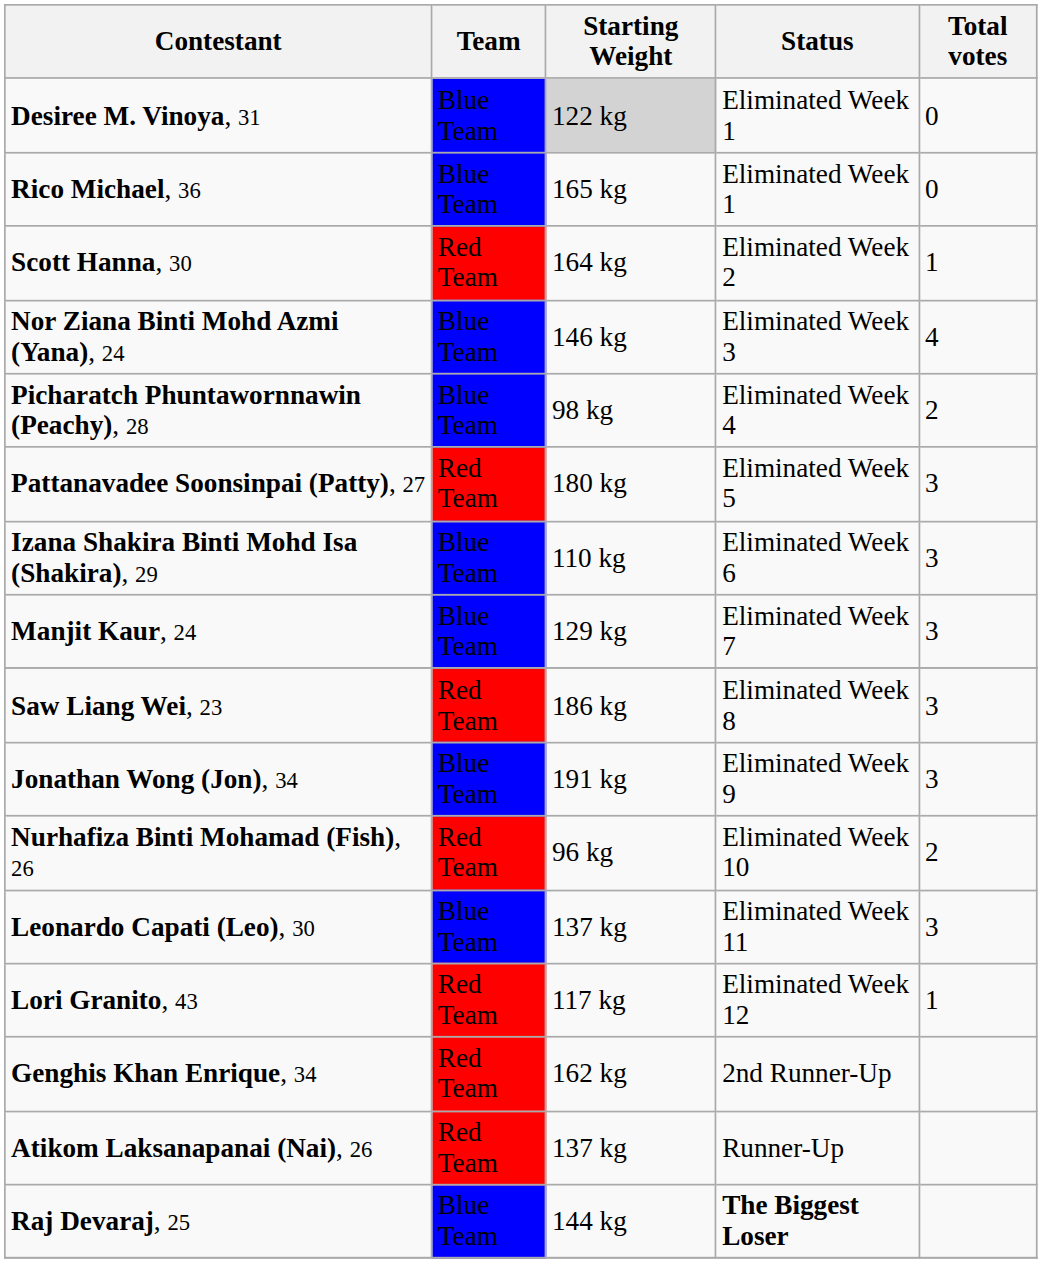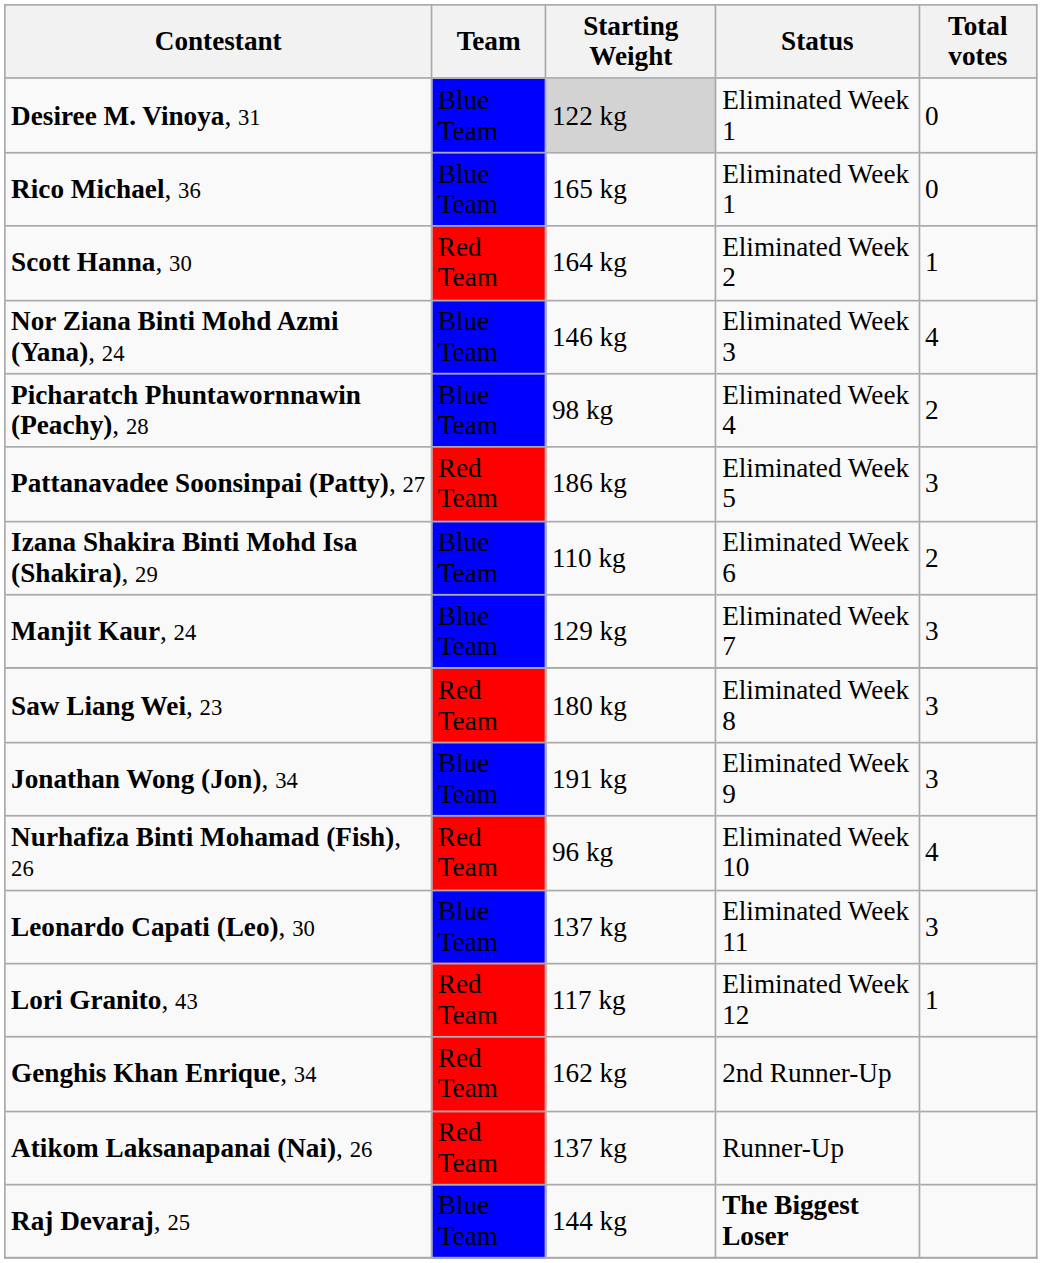(589, 483) 180 kg -> (589, 483) 186 kg
(932, 557) 3 -> (932, 557) 2
(589, 705) 186 kg -> (589, 705) 180 kg
(932, 852) 2 -> (932, 852) 4
